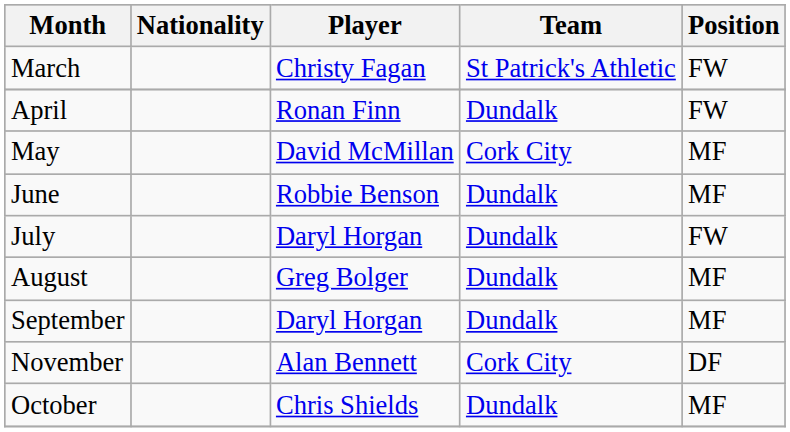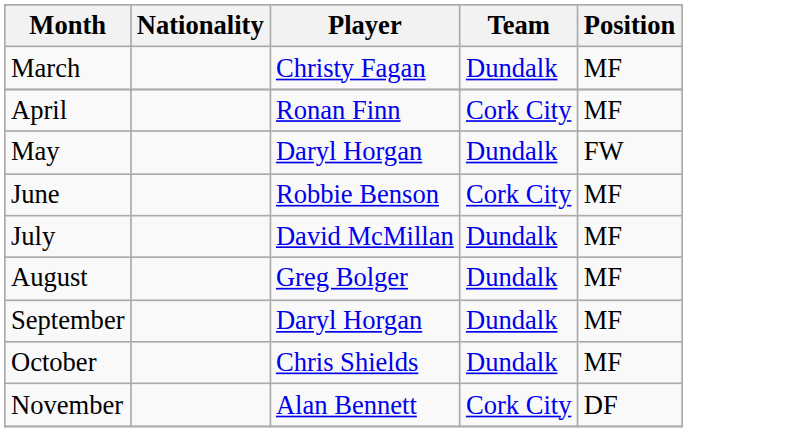(571, 67) St Patrick's Athletic -> (512, 67) Dundalk
(708, 67) FW -> (603, 67) MF
(512, 109) Dundalk -> (519, 109) Cork City
(708, 109) FW -> (603, 109) MF
(365, 151) David McMillan -> (349, 151) Daryl Horgan
(519, 151) Cork City -> (512, 151) Dundalk
(707, 151) MF -> (604, 151) FW
(512, 194) Dundalk -> (519, 194) Cork City
(349, 236) Daryl Horgan -> (365, 236) David McMillan
(708, 236) FW -> (603, 236) MF
rows swapped: (54, 404) <-> (67, 362)
